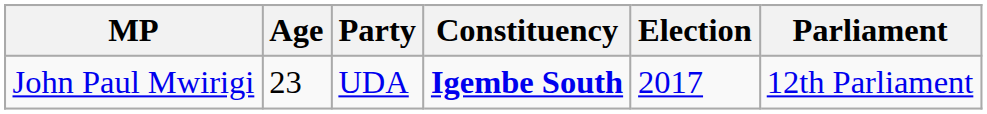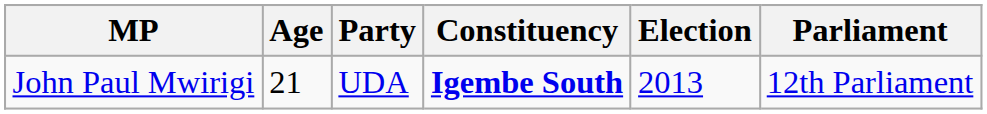(286, 81) 23 -> (286, 81) 21
(671, 81) 2017 -> (671, 81) 2013
